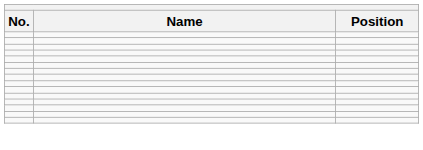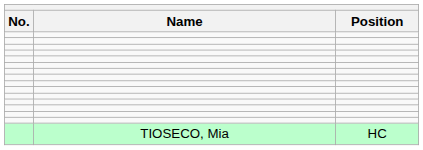+ row: (185, 134)
